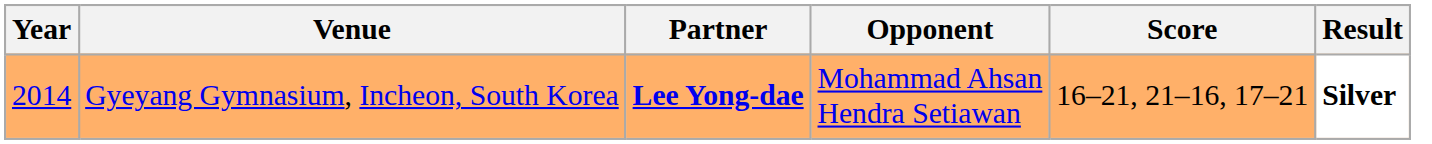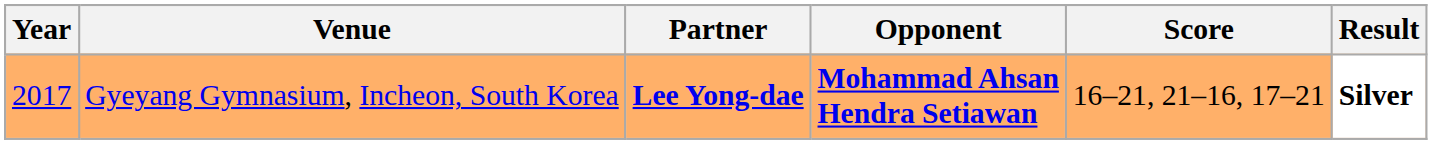(42, 95) 2014 -> (42, 95) 2017
(930, 95) normal -> (938, 95) bold
